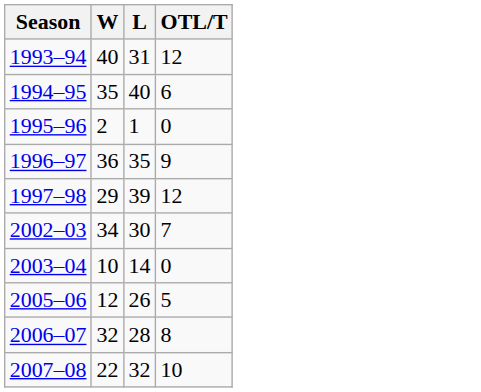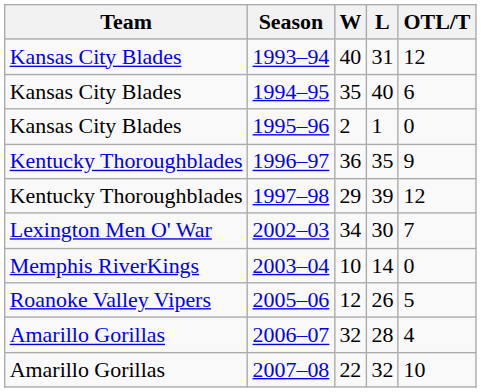+ column: (126, 21)
(166, 334) 8 -> (409, 334) 4
